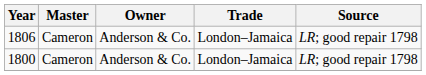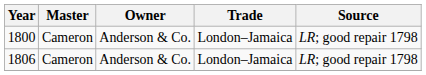rows swapped: (22, 59) <-> (22, 37)
